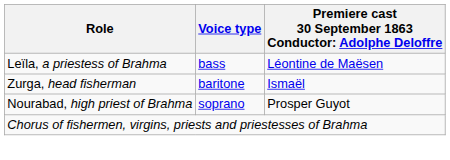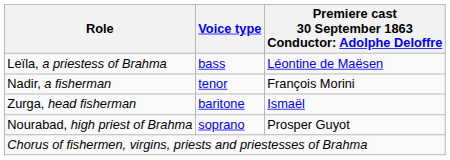+ row: (59, 84)
